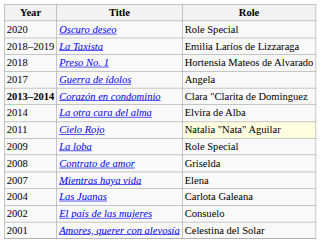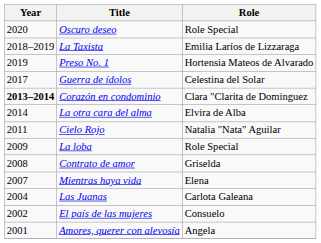(17, 63) 2018 -> (17, 63) 2019
(200, 79) Angela -> (225, 79) Celestina del Solar
(233, 130) lightyellow background -> (233, 130) no background
(225, 230) Celestina del Solar -> (200, 230) Angela
